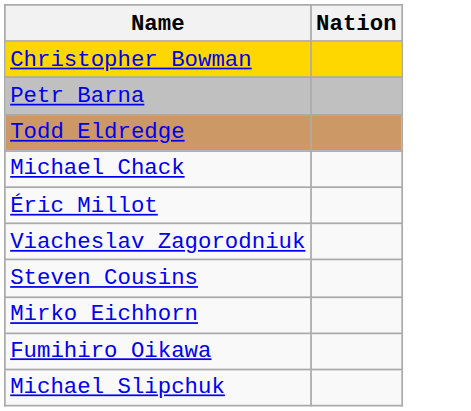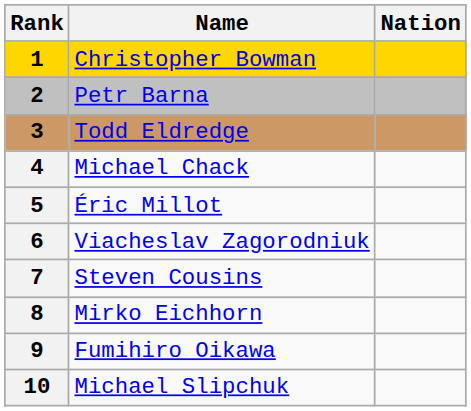+ column: (37, 23)
